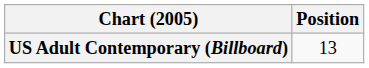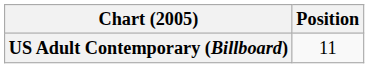(328, 47) 13 -> (328, 47) 11
